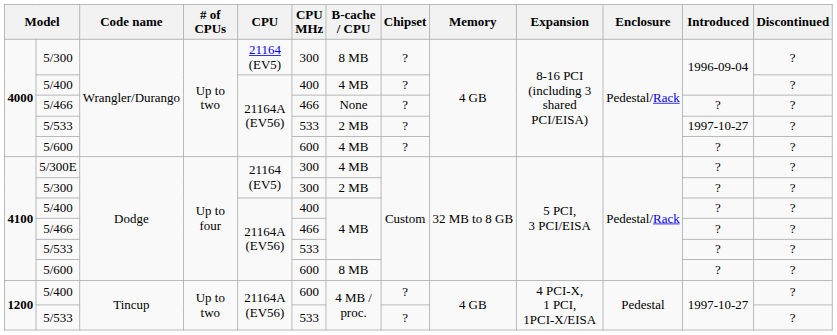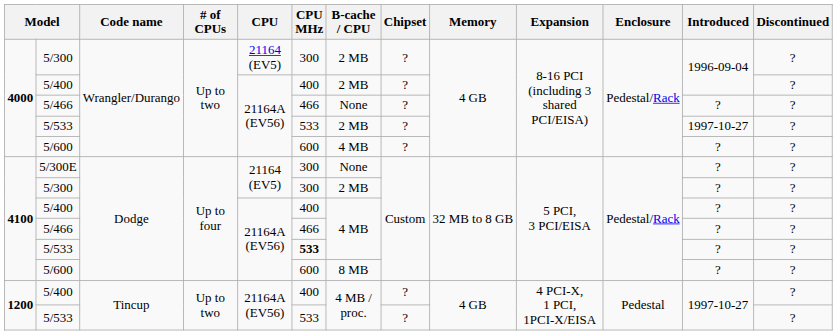(354, 57) 8 MB -> (354, 57) 2 MB
(354, 85) 4 MB -> (354, 85) 2 MB
(354, 167) 4 MB -> (354, 167) None
(309, 249) normal -> (309, 249) bold
(309, 292) 600 -> (309, 292) 400
